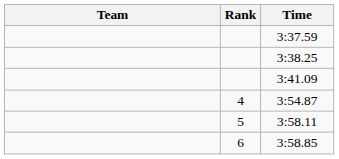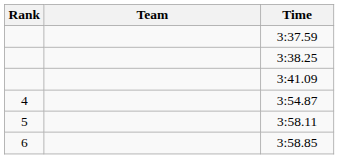columns swapped: (241, 15) <-> (113, 15)
